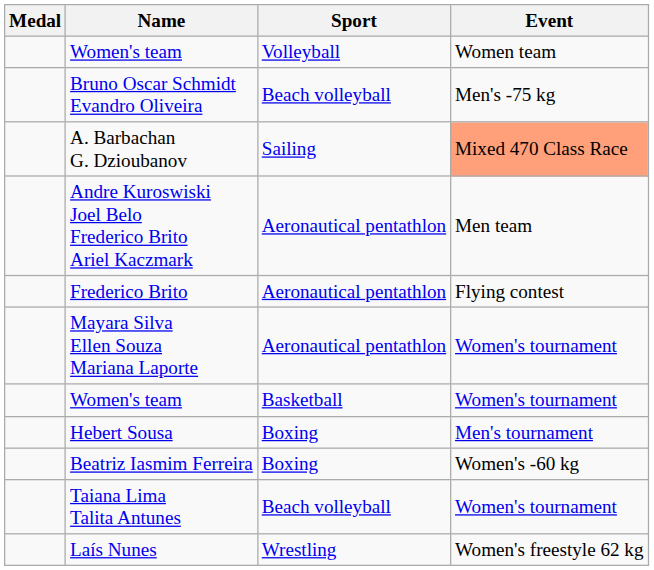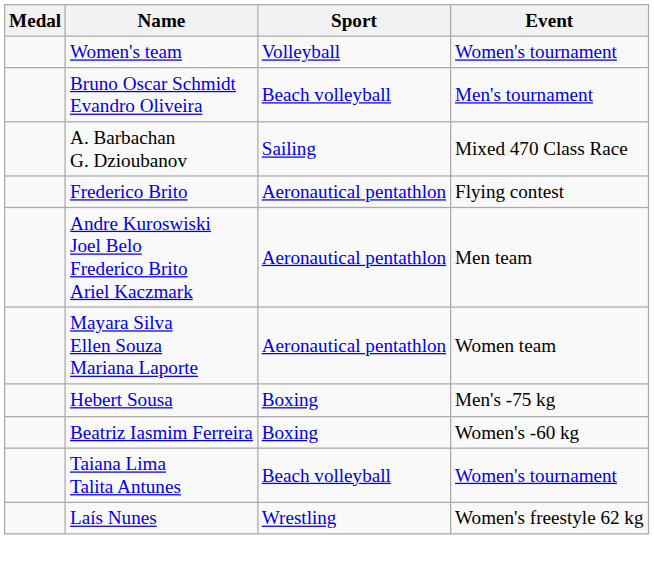(506, 52) Women team -> (536, 52) Women's tournament
(505, 94) Men's -75 kg -> (524, 94) Men's tournament
(541, 149) lightsalmon background -> (541, 149) no background
rows swapped: (129, 291) <-> (141, 226)
(536, 346) Women's tournament -> (506, 346) Women team
- row: (126, 400)
(524, 431) Men's tournament -> (505, 400) Men's -75 kg
